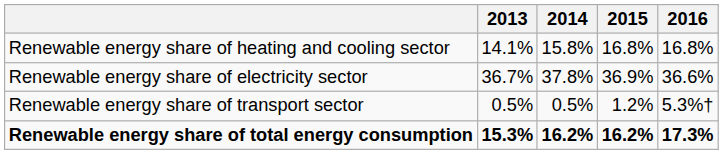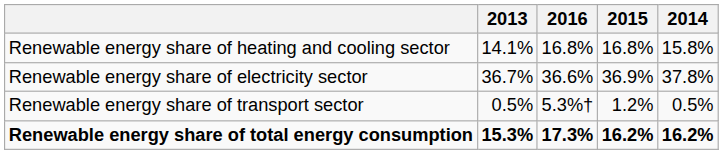columns swapped: (567, 18) <-> (688, 18)
